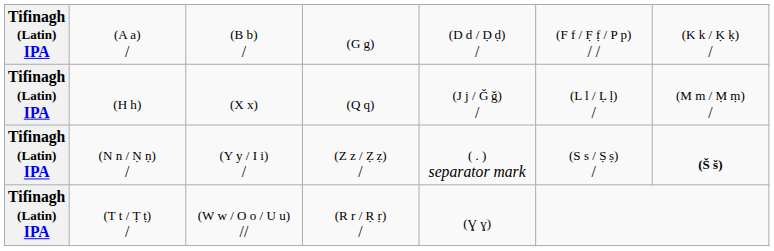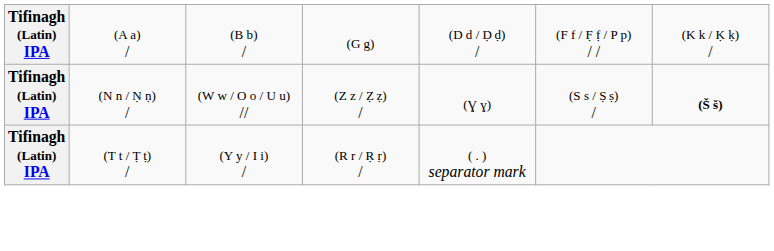- row: (127, 104)
(244, 164) (Y y / I i) / -> (244, 104) (W w / O o / U u) //
(477, 164) ( . ) separator mark -> (477, 104) (Ɣ ɣ)
(244, 224) (W w / O o / U u) // -> (244, 164) (Y y / I i) /
(477, 224) (Ɣ ɣ) -> (477, 164) ( . ) separator mark
